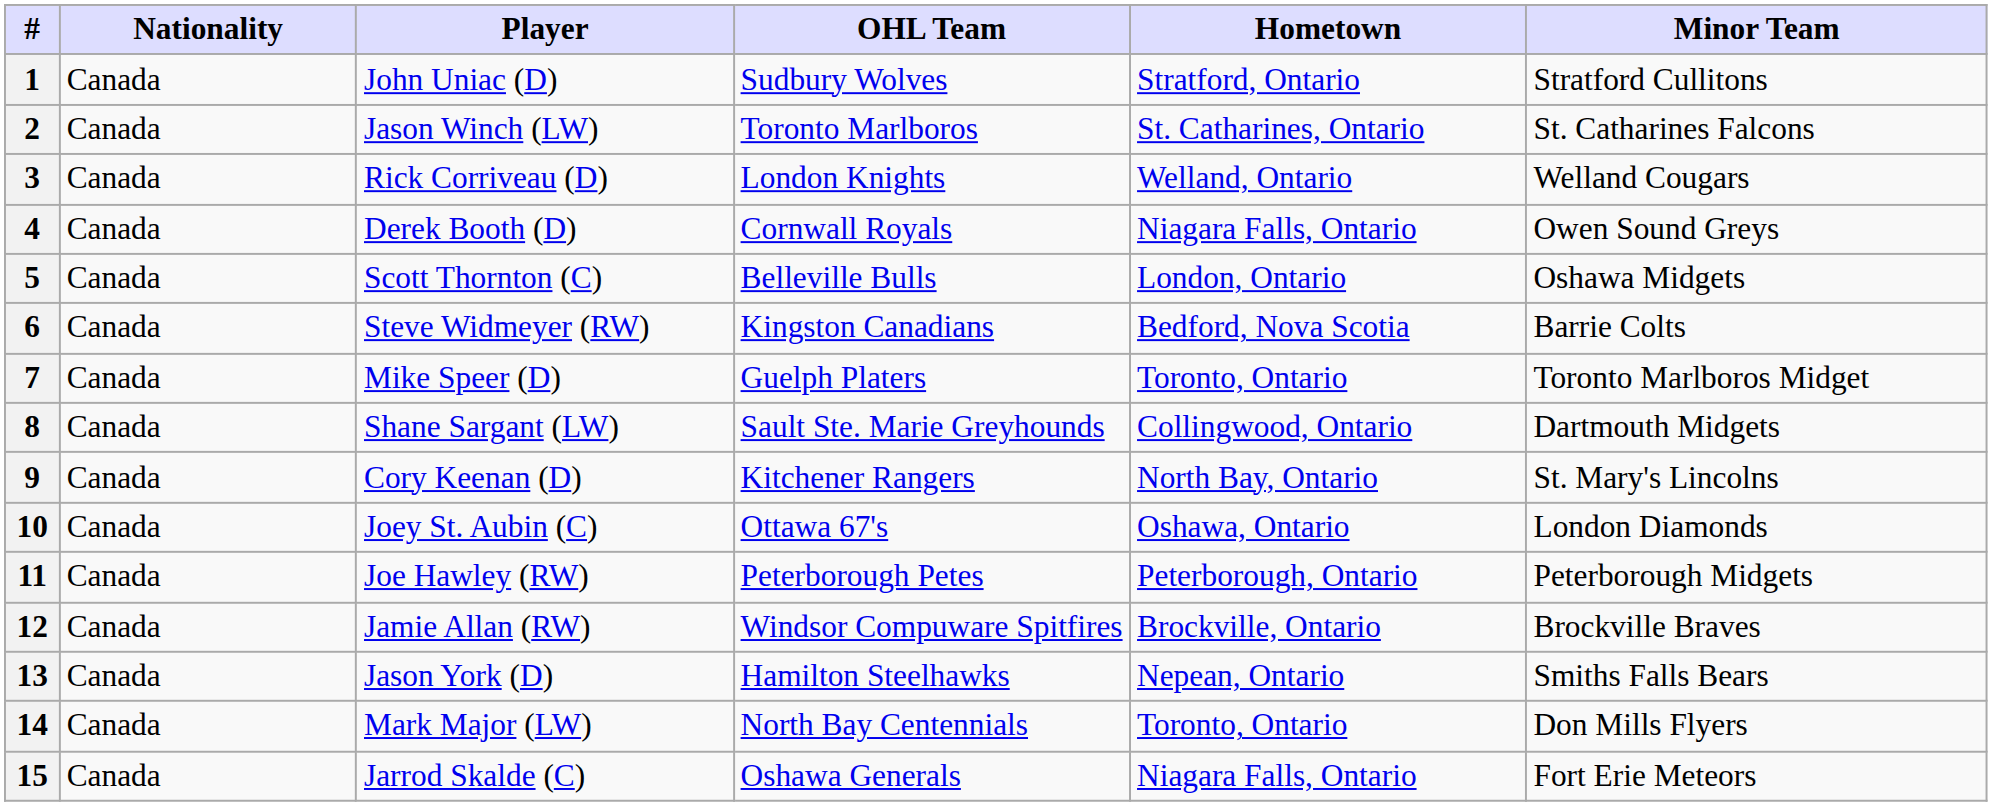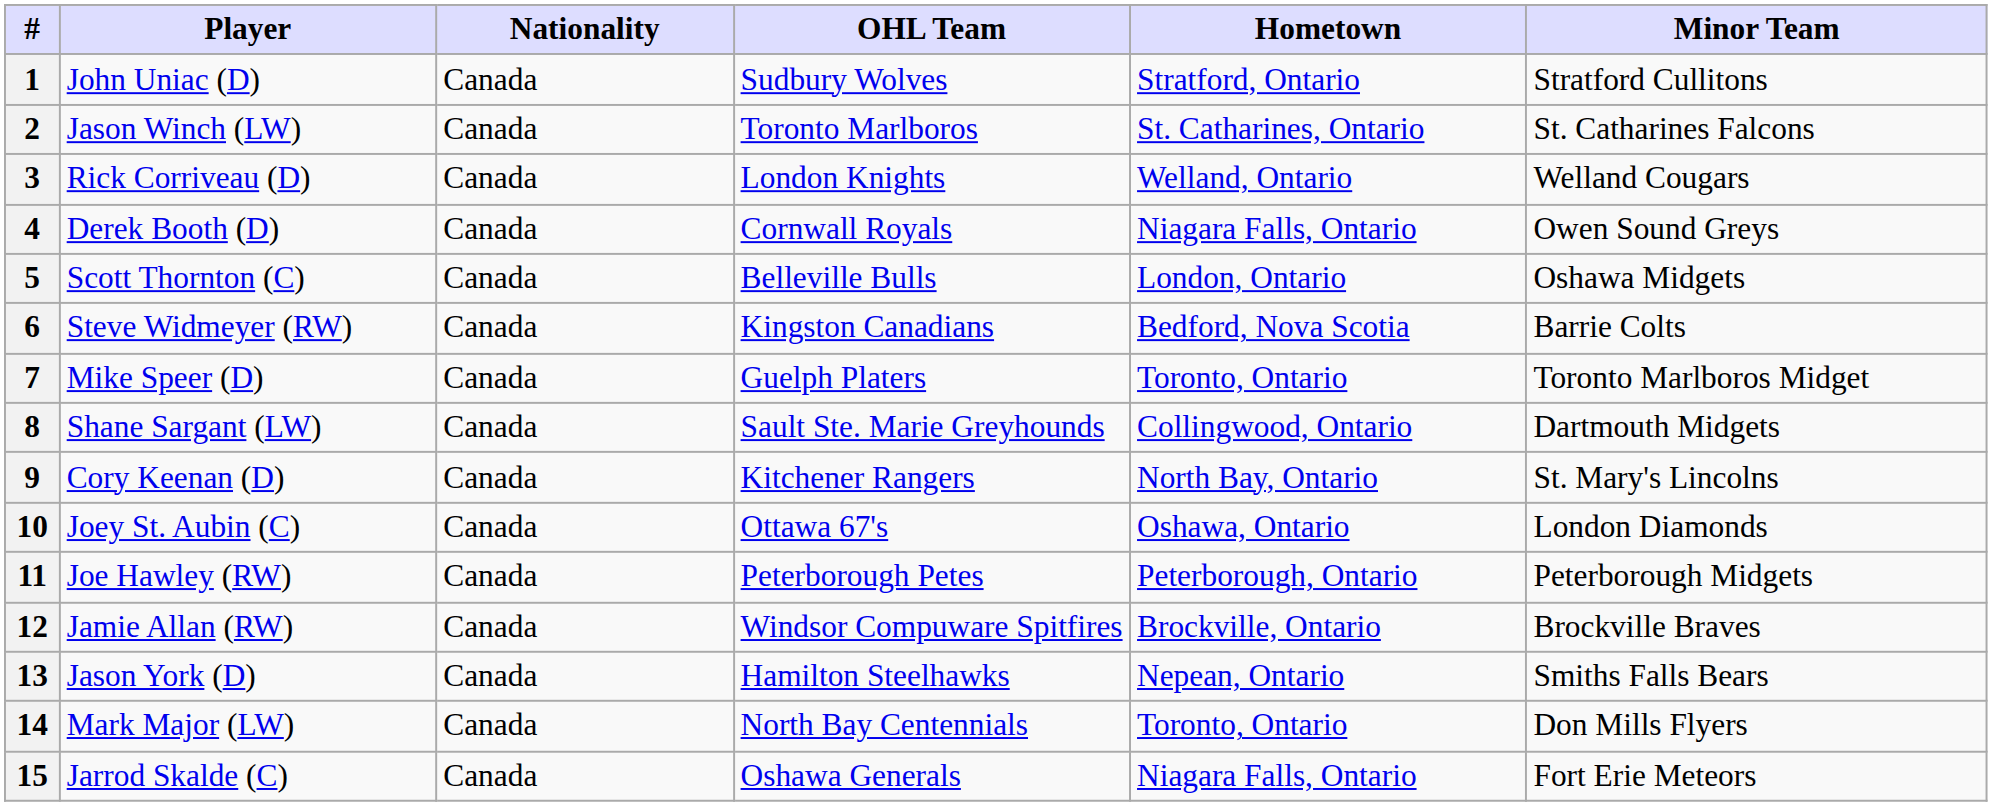columns swapped: (545, 29) <-> (208, 29)
